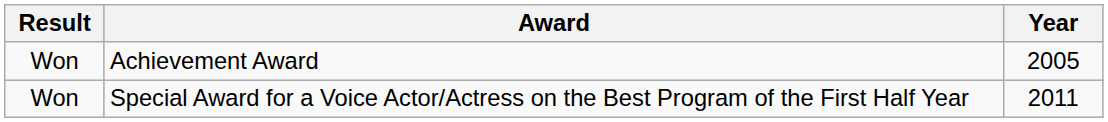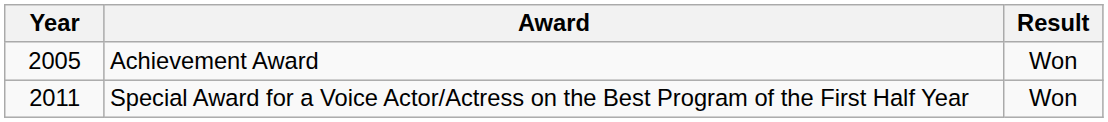columns swapped: (1053, 23) <-> (55, 23)
